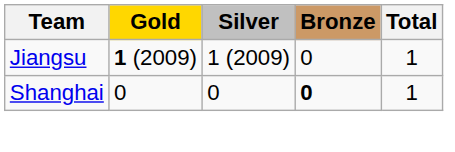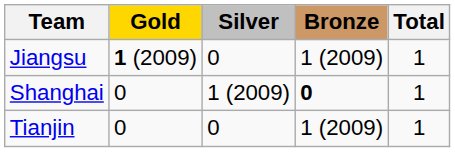(249, 57) 1 (2009) -> (213, 57) 0
(306, 57) 0 -> (342, 57) 1 (2009)
(213, 92) 0 -> (249, 92) 1 (2009)
+ row: (42, 127)
